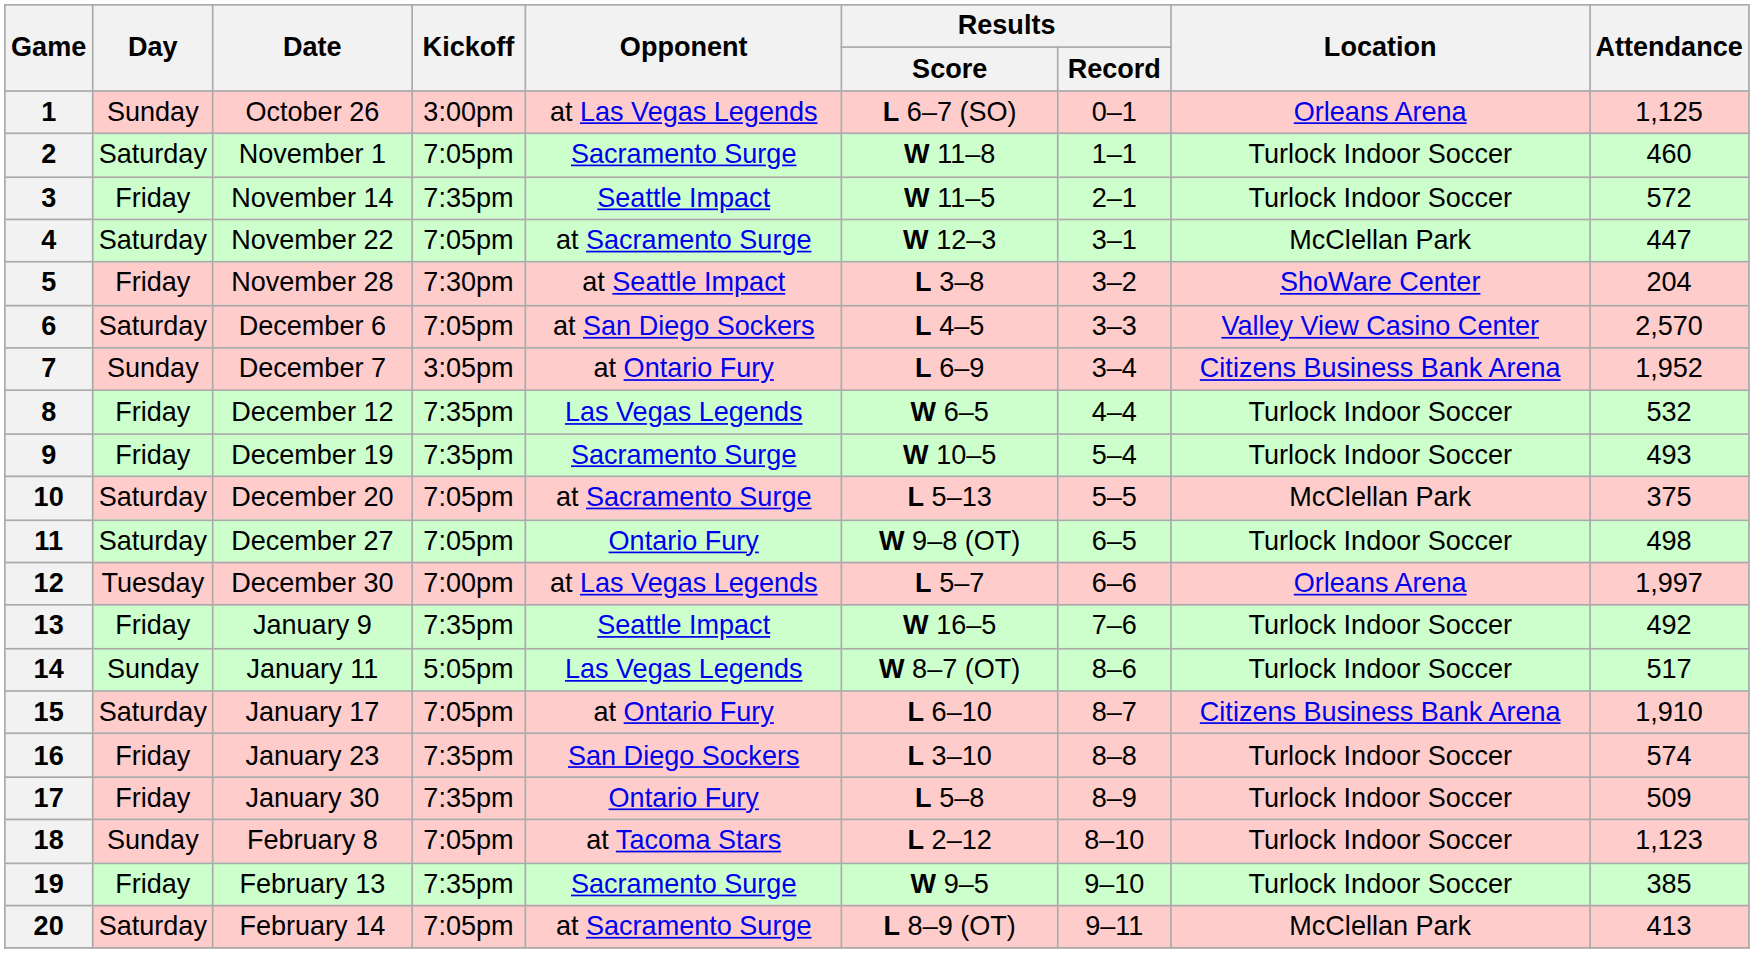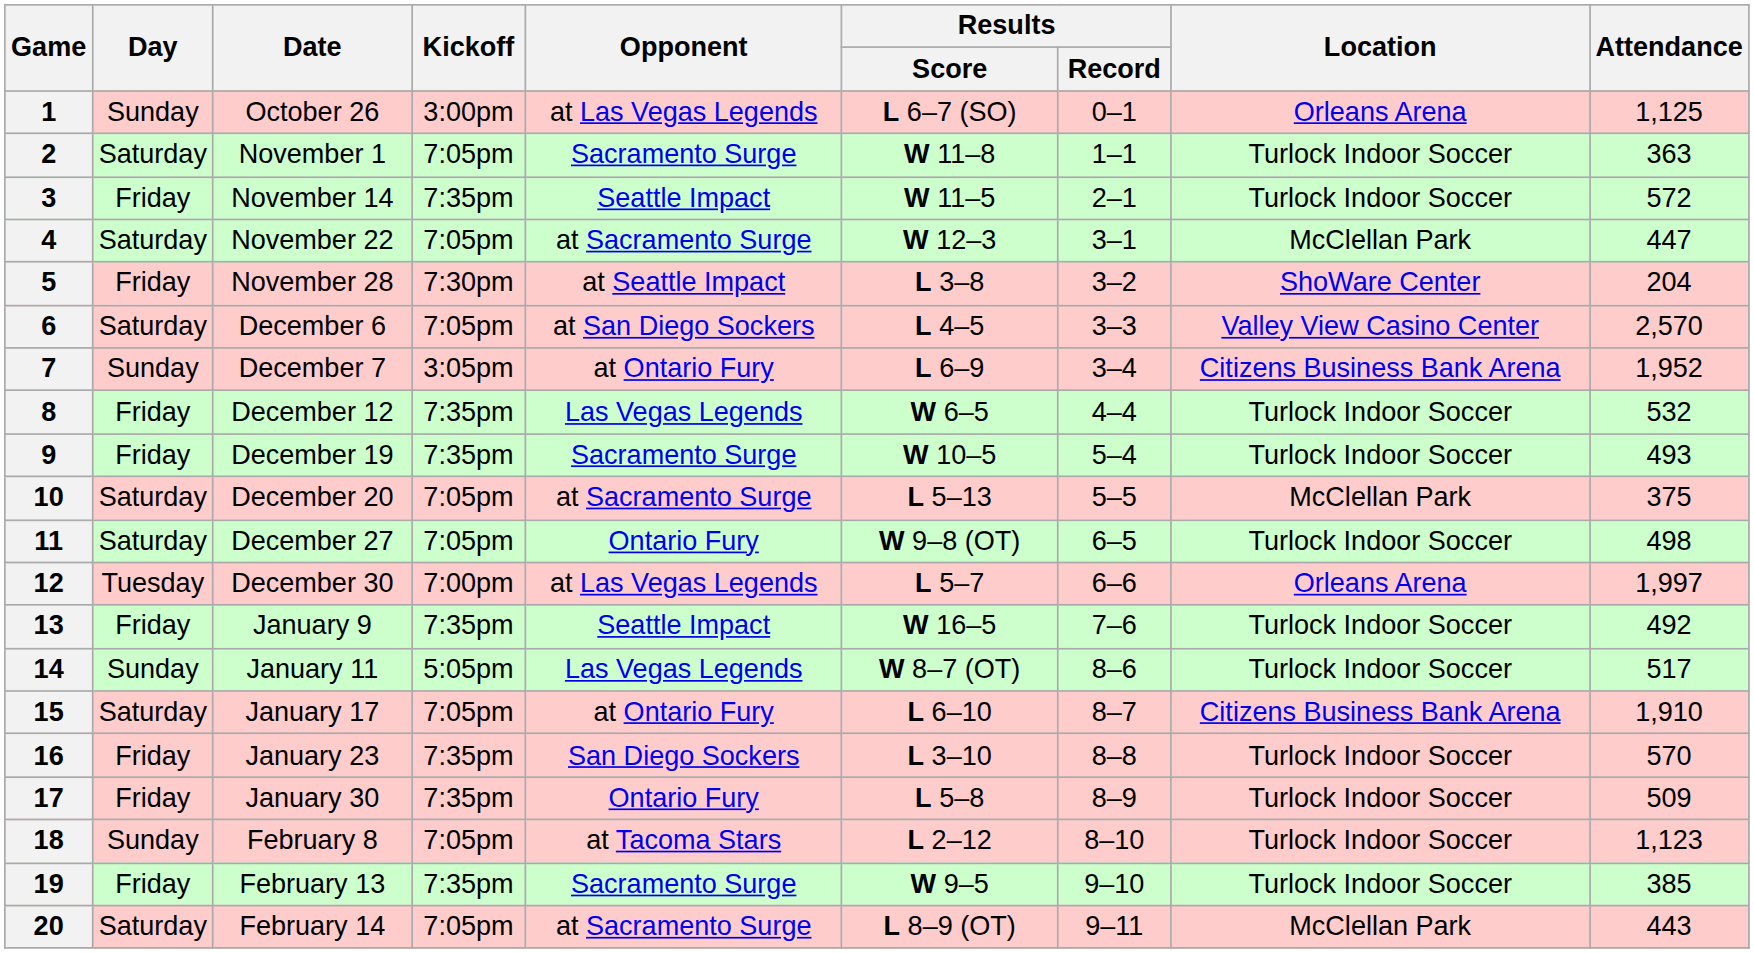(1669, 154) 460 -> (1669, 154) 363
(1669, 754) 574 -> (1669, 754) 570
(1669, 926) 413 -> (1669, 926) 443
